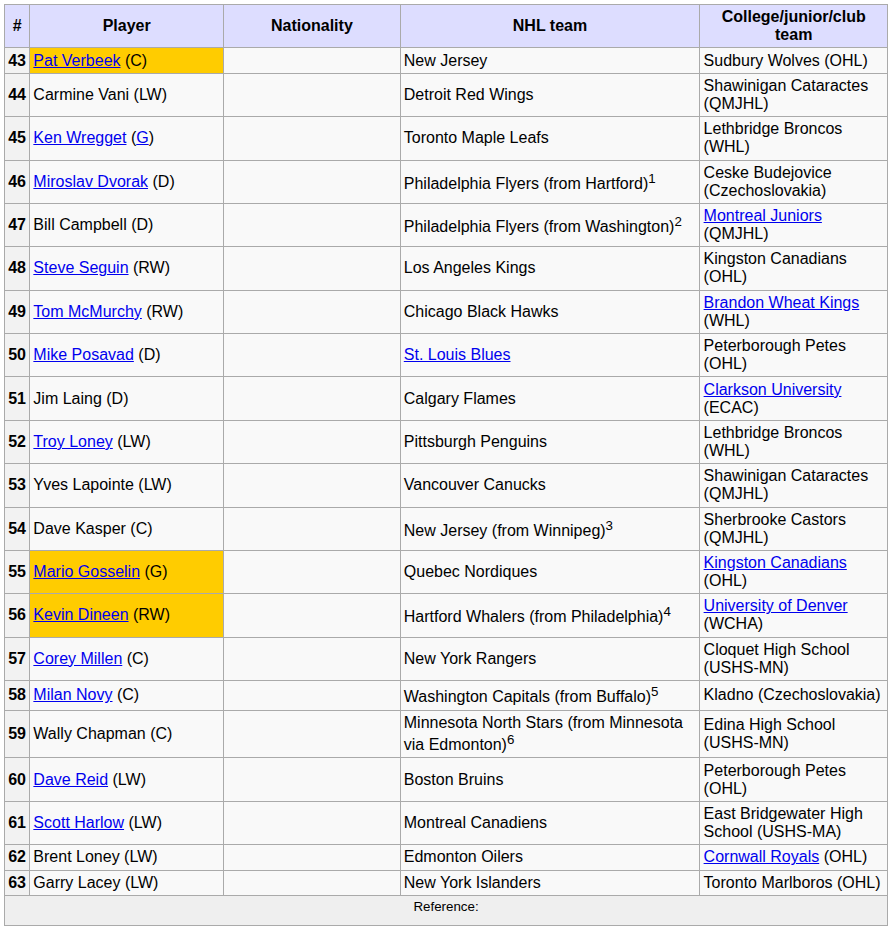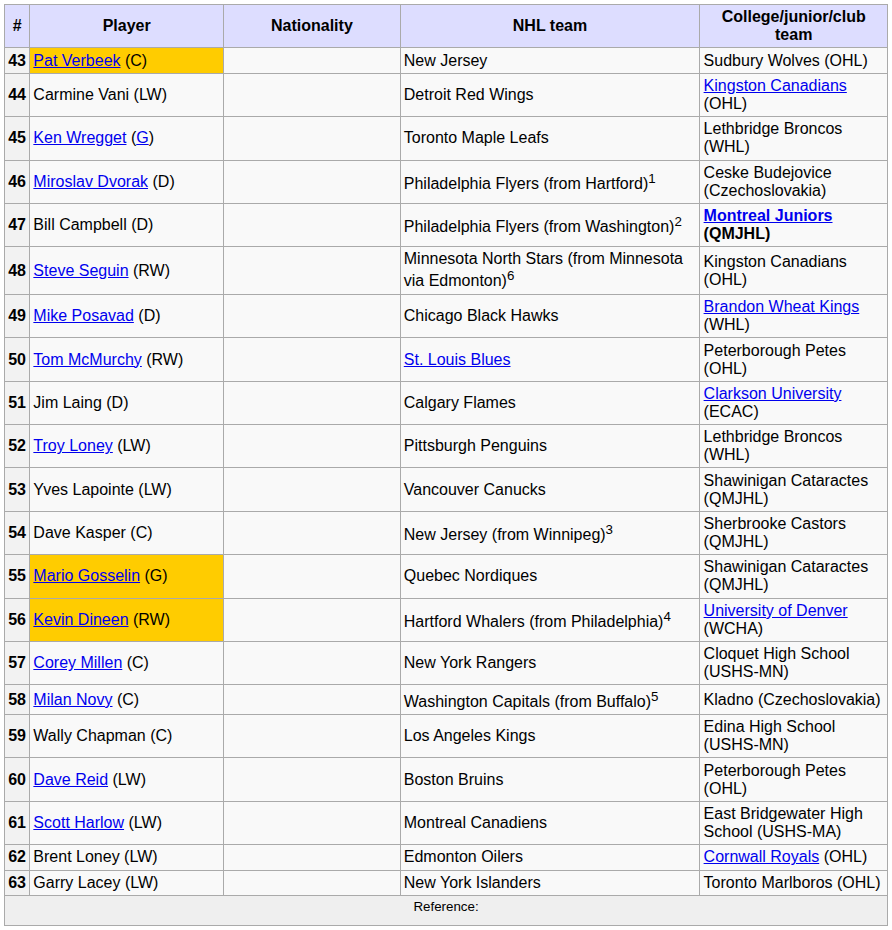(786, 94) Shawinigan Cataractes (QMJHL) -> (775, 94) Kingston Canadians (OHL)
(763, 225) normal -> (768, 225) bold
(470, 268) Los Angeles Kings -> (543, 270) Minnesota North Stars (from Minnesota via Edmonton)6
(108, 311) Tom McMurchy (RW) -> (97, 316) Mike Posavad (D)
(97, 355) Mike Posavad (D) -> (108, 359) Tom McMurchy (RW)
(775, 572) Kingston Canadians (OHL) -> (786, 576) Shawinigan Cataractes (QMJHL)
(543, 734) Minnesota North Stars (from Minnesota via Edmonton)6 -> (470, 736) Los Angeles Kings
